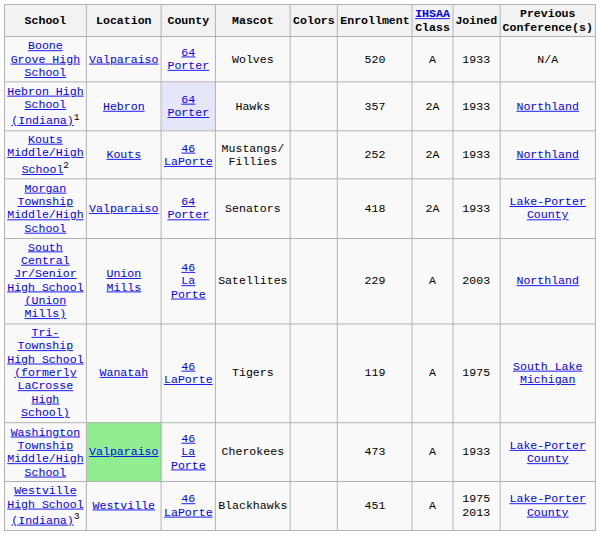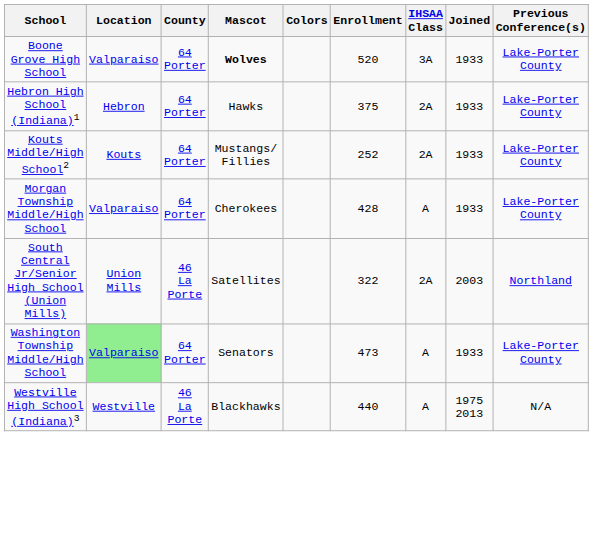(253, 59) normal -> (246, 59) bold
(433, 59) A -> (426, 59) 3A
(548, 59) N/A -> (541, 59) Lake-Porter County
(188, 106) lavender background -> (185, 106) no background
(375, 106) 357 -> (368, 106) 375
(548, 106) Northland -> (541, 106) Lake-Porter County
(188, 155) 46 LaPorte -> (185, 155) 64 Porter
(548, 155) Northland -> (541, 155) Lake-Porter County
(253, 209) Senators -> (246, 209) Cherokees
(375, 209) 418 -> (368, 209) 428
(433, 209) 2A -> (426, 209) A
(375, 281) 229 -> (368, 281) 322
(433, 281) A -> (426, 281) 2A
- row: (45, 373)
(188, 452) 46 La Porte -> (185, 353) 64 Porter
(253, 452) Cherokees -> (246, 353) Senators
(188, 506) 46 LaPorte -> (185, 407) 46 La Porte
(375, 506) 451 -> (368, 407) 440
(548, 506) Lake-Porter County -> (541, 407) N/A
